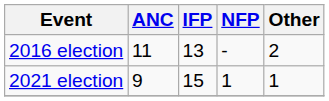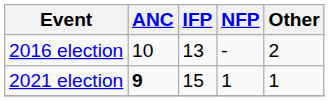(142, 50) 11 -> (143, 50) 10
(137, 80) normal -> (137, 80) bold
